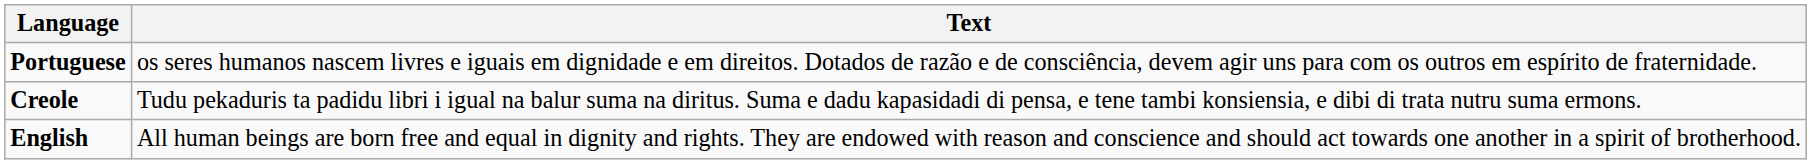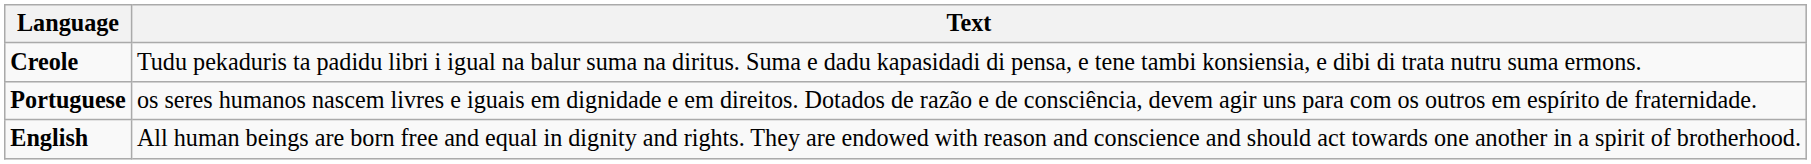rows swapped: (44, 100) <-> (68, 61)
